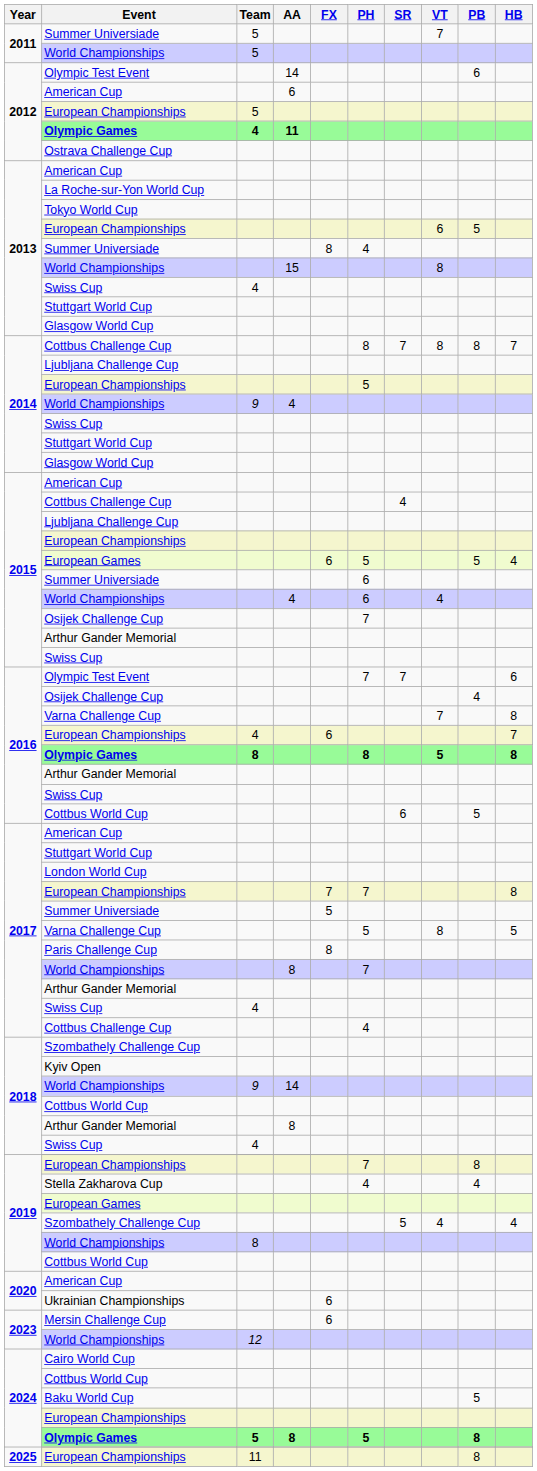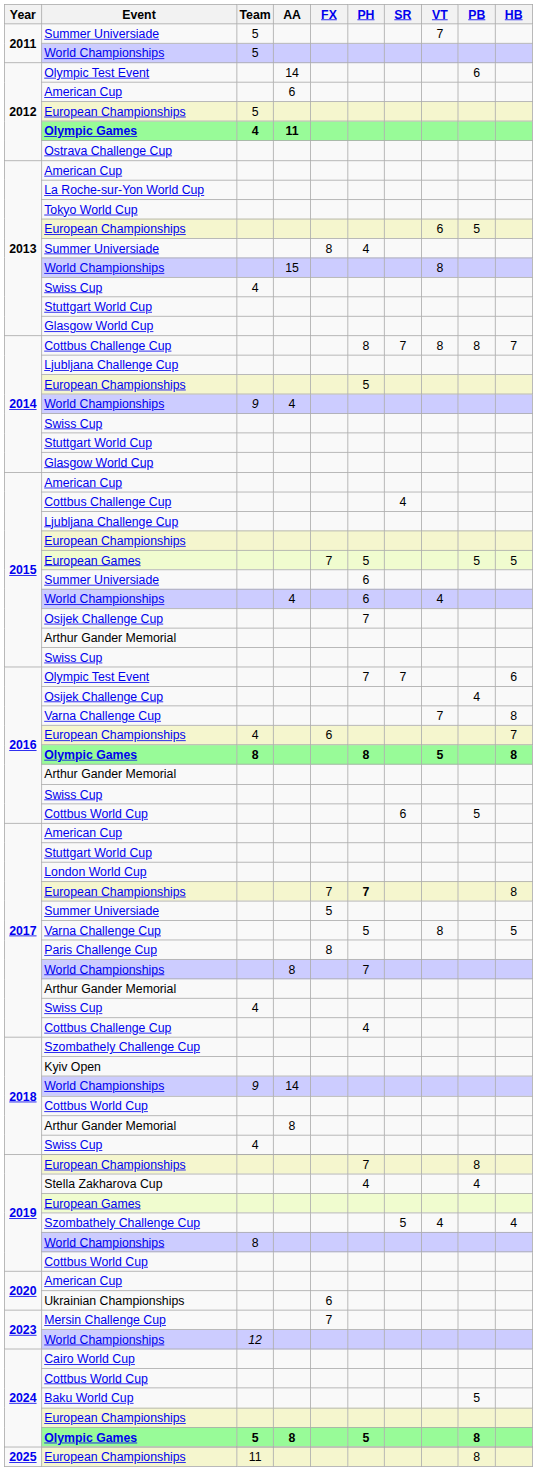(329, 560) 6 -> (329, 560) 7
(514, 560) 4 -> (514, 560) 5
(366, 891) normal -> (366, 891) bold
(329, 1320) 6 -> (329, 1320) 7
